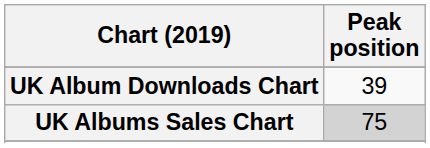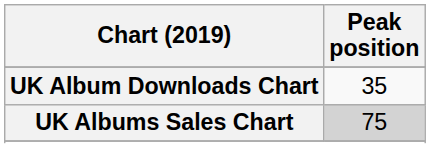(374, 85) 39 -> (374, 85) 35
